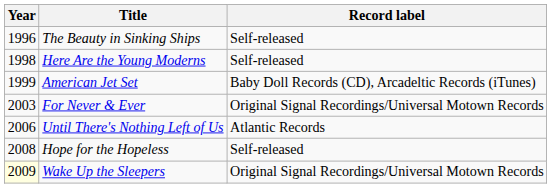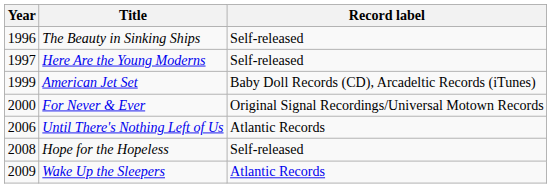(22, 60) 1998 -> (22, 60) 1997
(22, 104) 2003 -> (22, 104) 2000
(22, 171) lightyellow background -> (22, 171) no background
(387, 171) Original Signal Recordings/Universal Motown Records -> (278, 171) Atlantic Records
